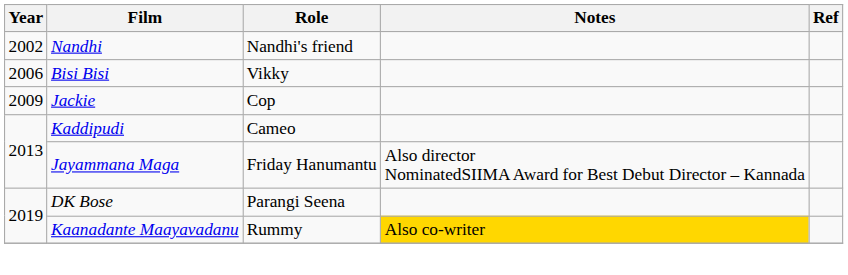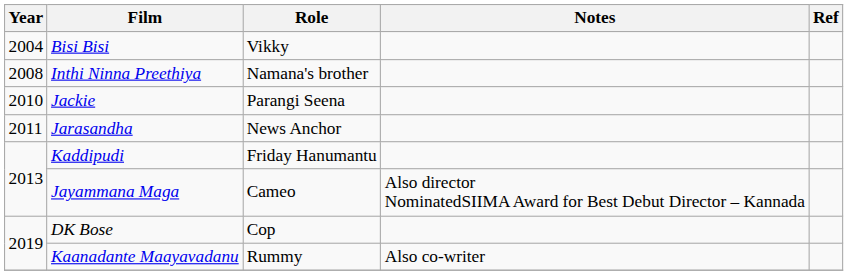- row: (76, 45)
(26, 73) 2006 -> (26, 45) 2004
+ row: (126, 73)
(26, 100) 2009 -> (26, 100) 2010
(261, 100) Cop -> (296, 100) Parangi Seena
+ row: (92, 127)
(271, 127) Cameo -> (312, 155) Friday Hanumantu
(312, 164) Friday Hanumantu -> (271, 192) Cameo
(296, 202) Parangi Seena -> (261, 229) Cop
(435, 229) gold background -> (435, 256) no background
